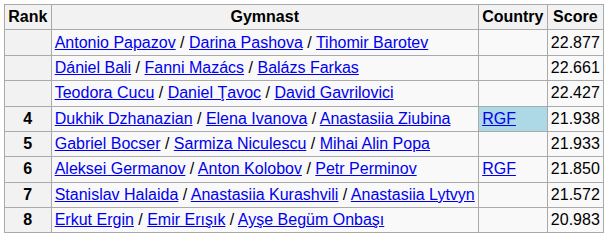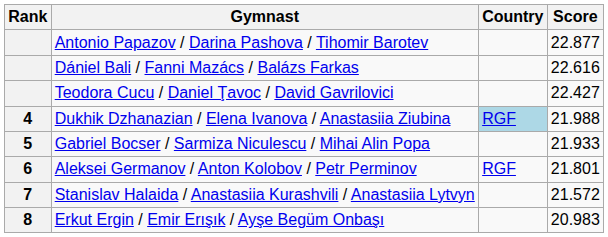(575, 67) 22.661 -> (575, 67) 22.616
(575, 118) 21.938 -> (575, 118) 21.988
(575, 169) 21.850 -> (575, 169) 21.801
